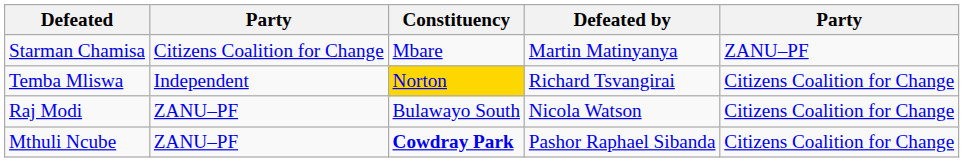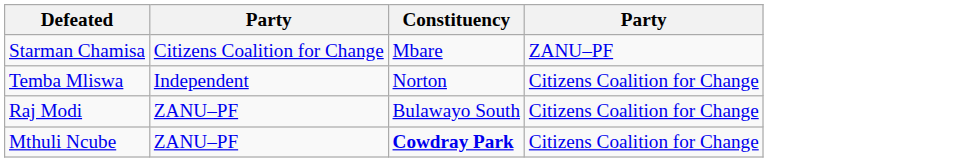- column: (622, 19)
(420, 80) gold background -> (420, 80) no background
